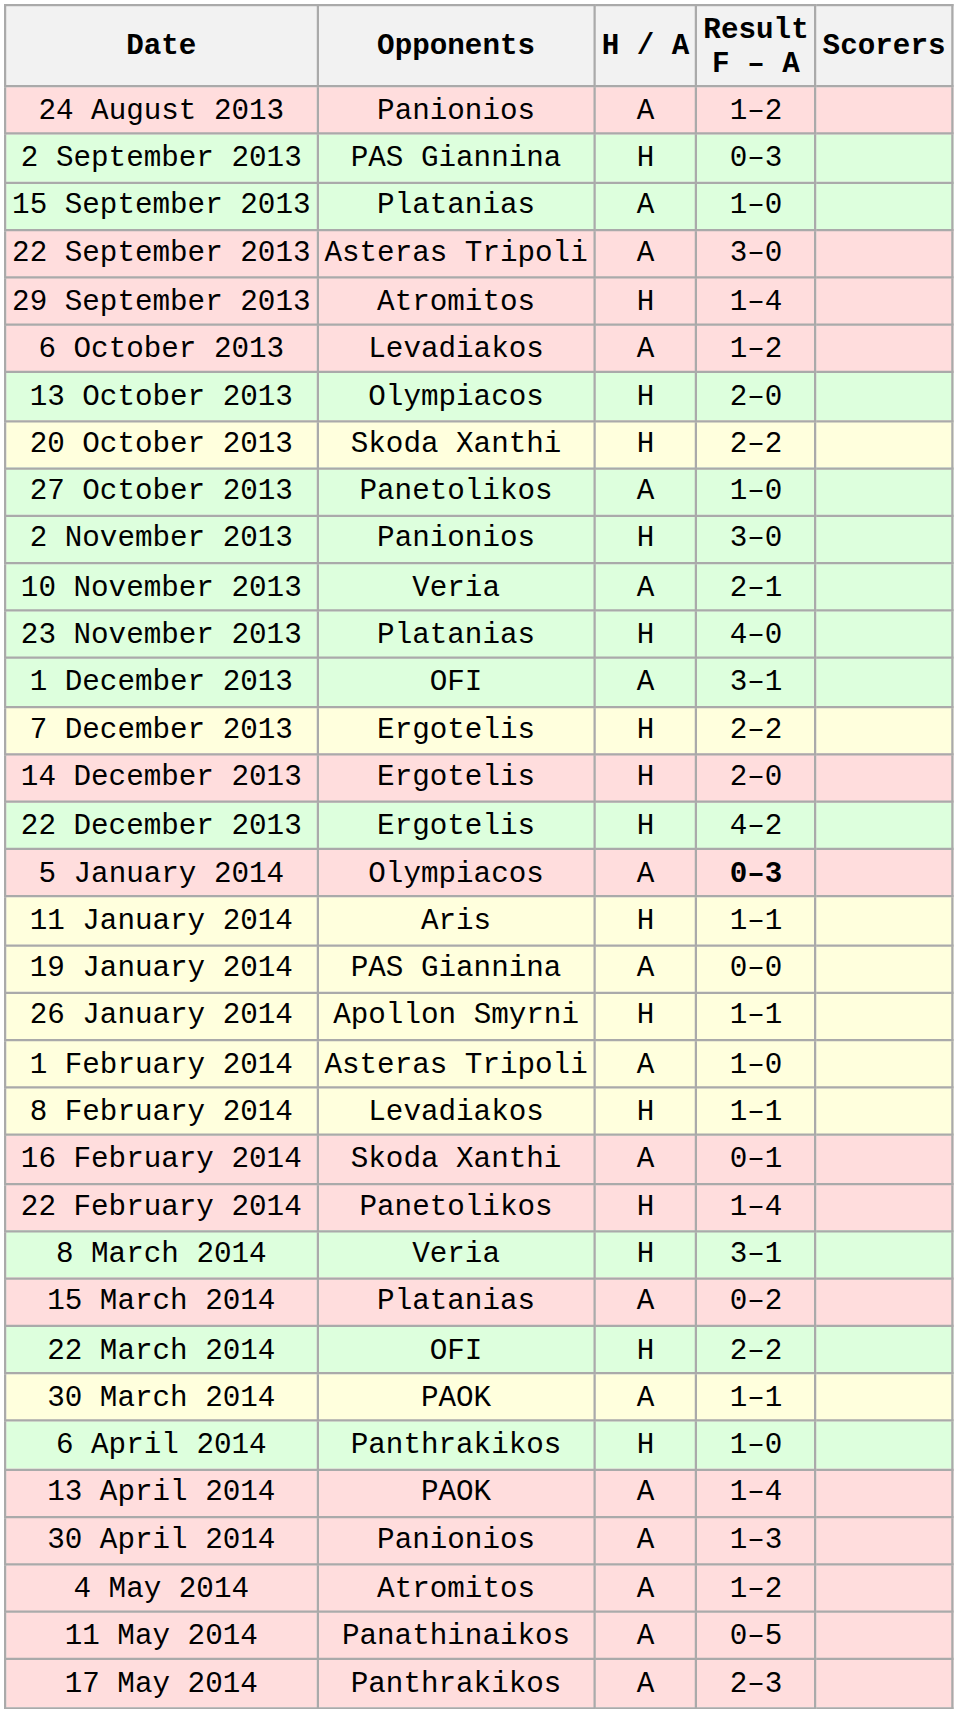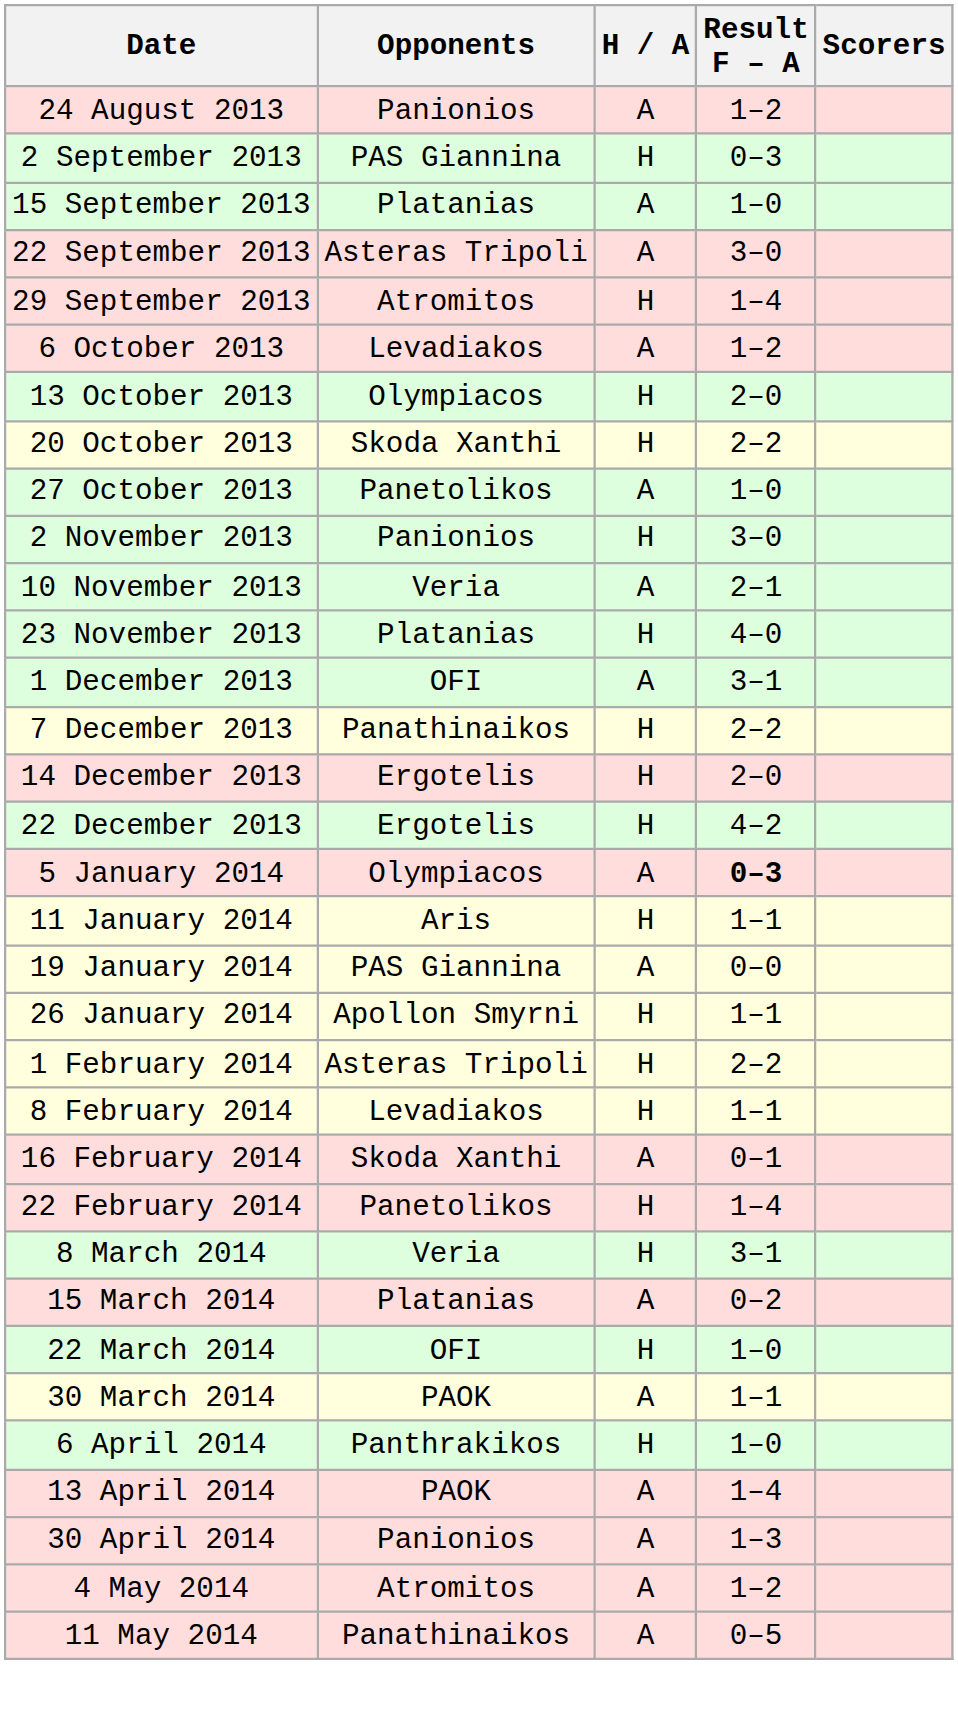(456, 730) Ergotelis -> (456, 730) Panathinaikos
(646, 1064) A -> (646, 1064) H
(756, 1064) 1–0 -> (756, 1064) 2–2
(756, 1350) 2–2 -> (756, 1350) 1–0
- row: (161, 1684)
